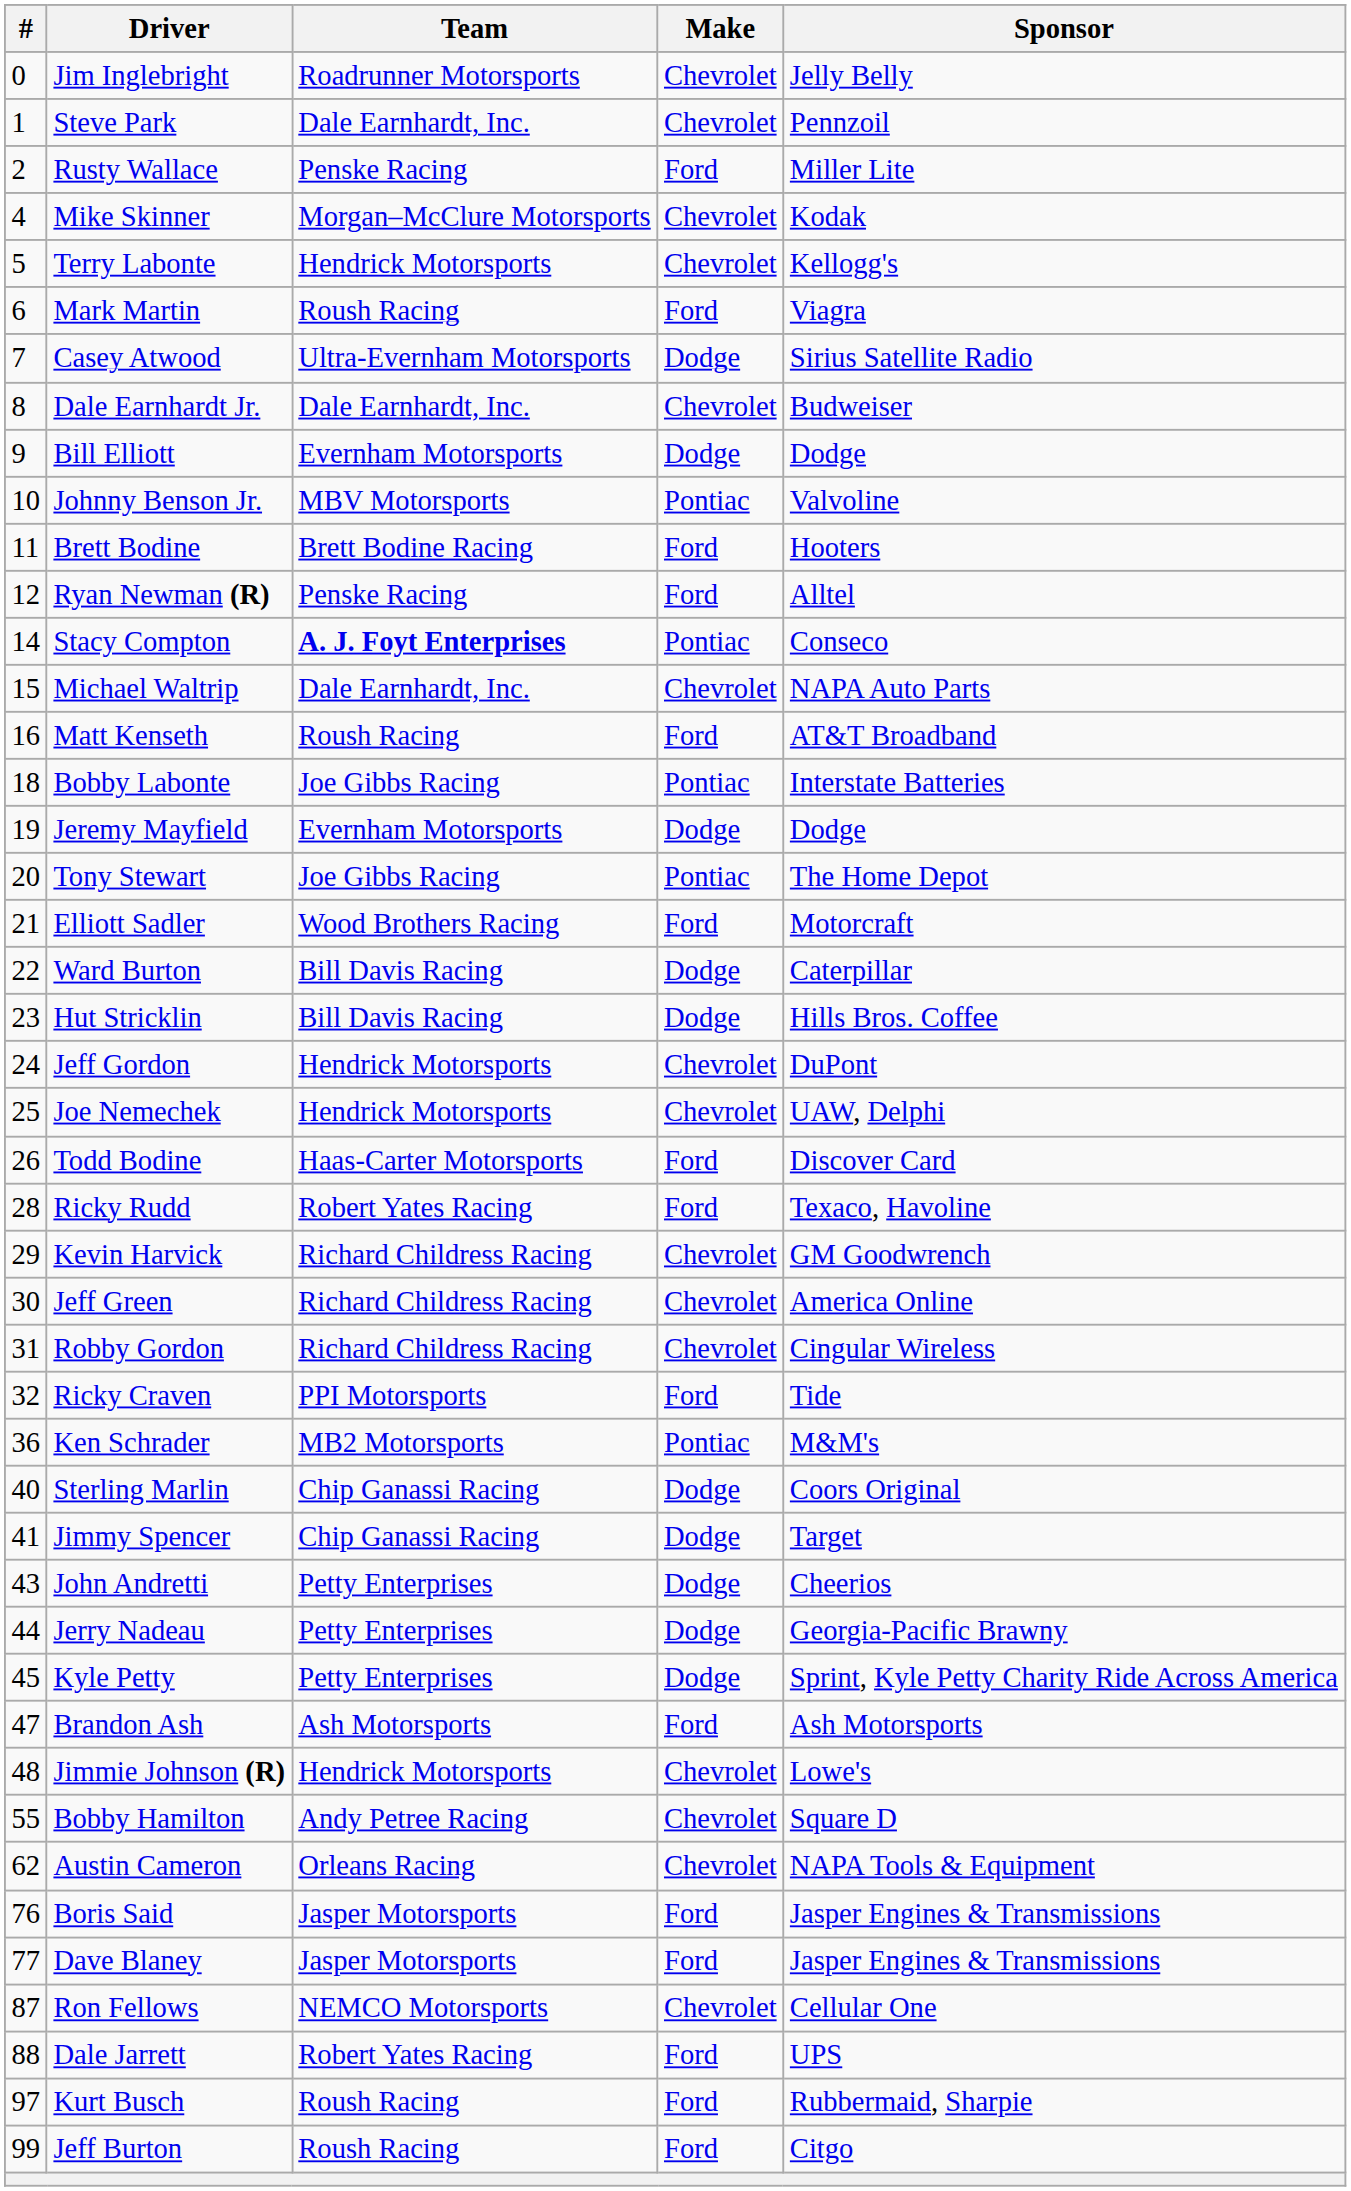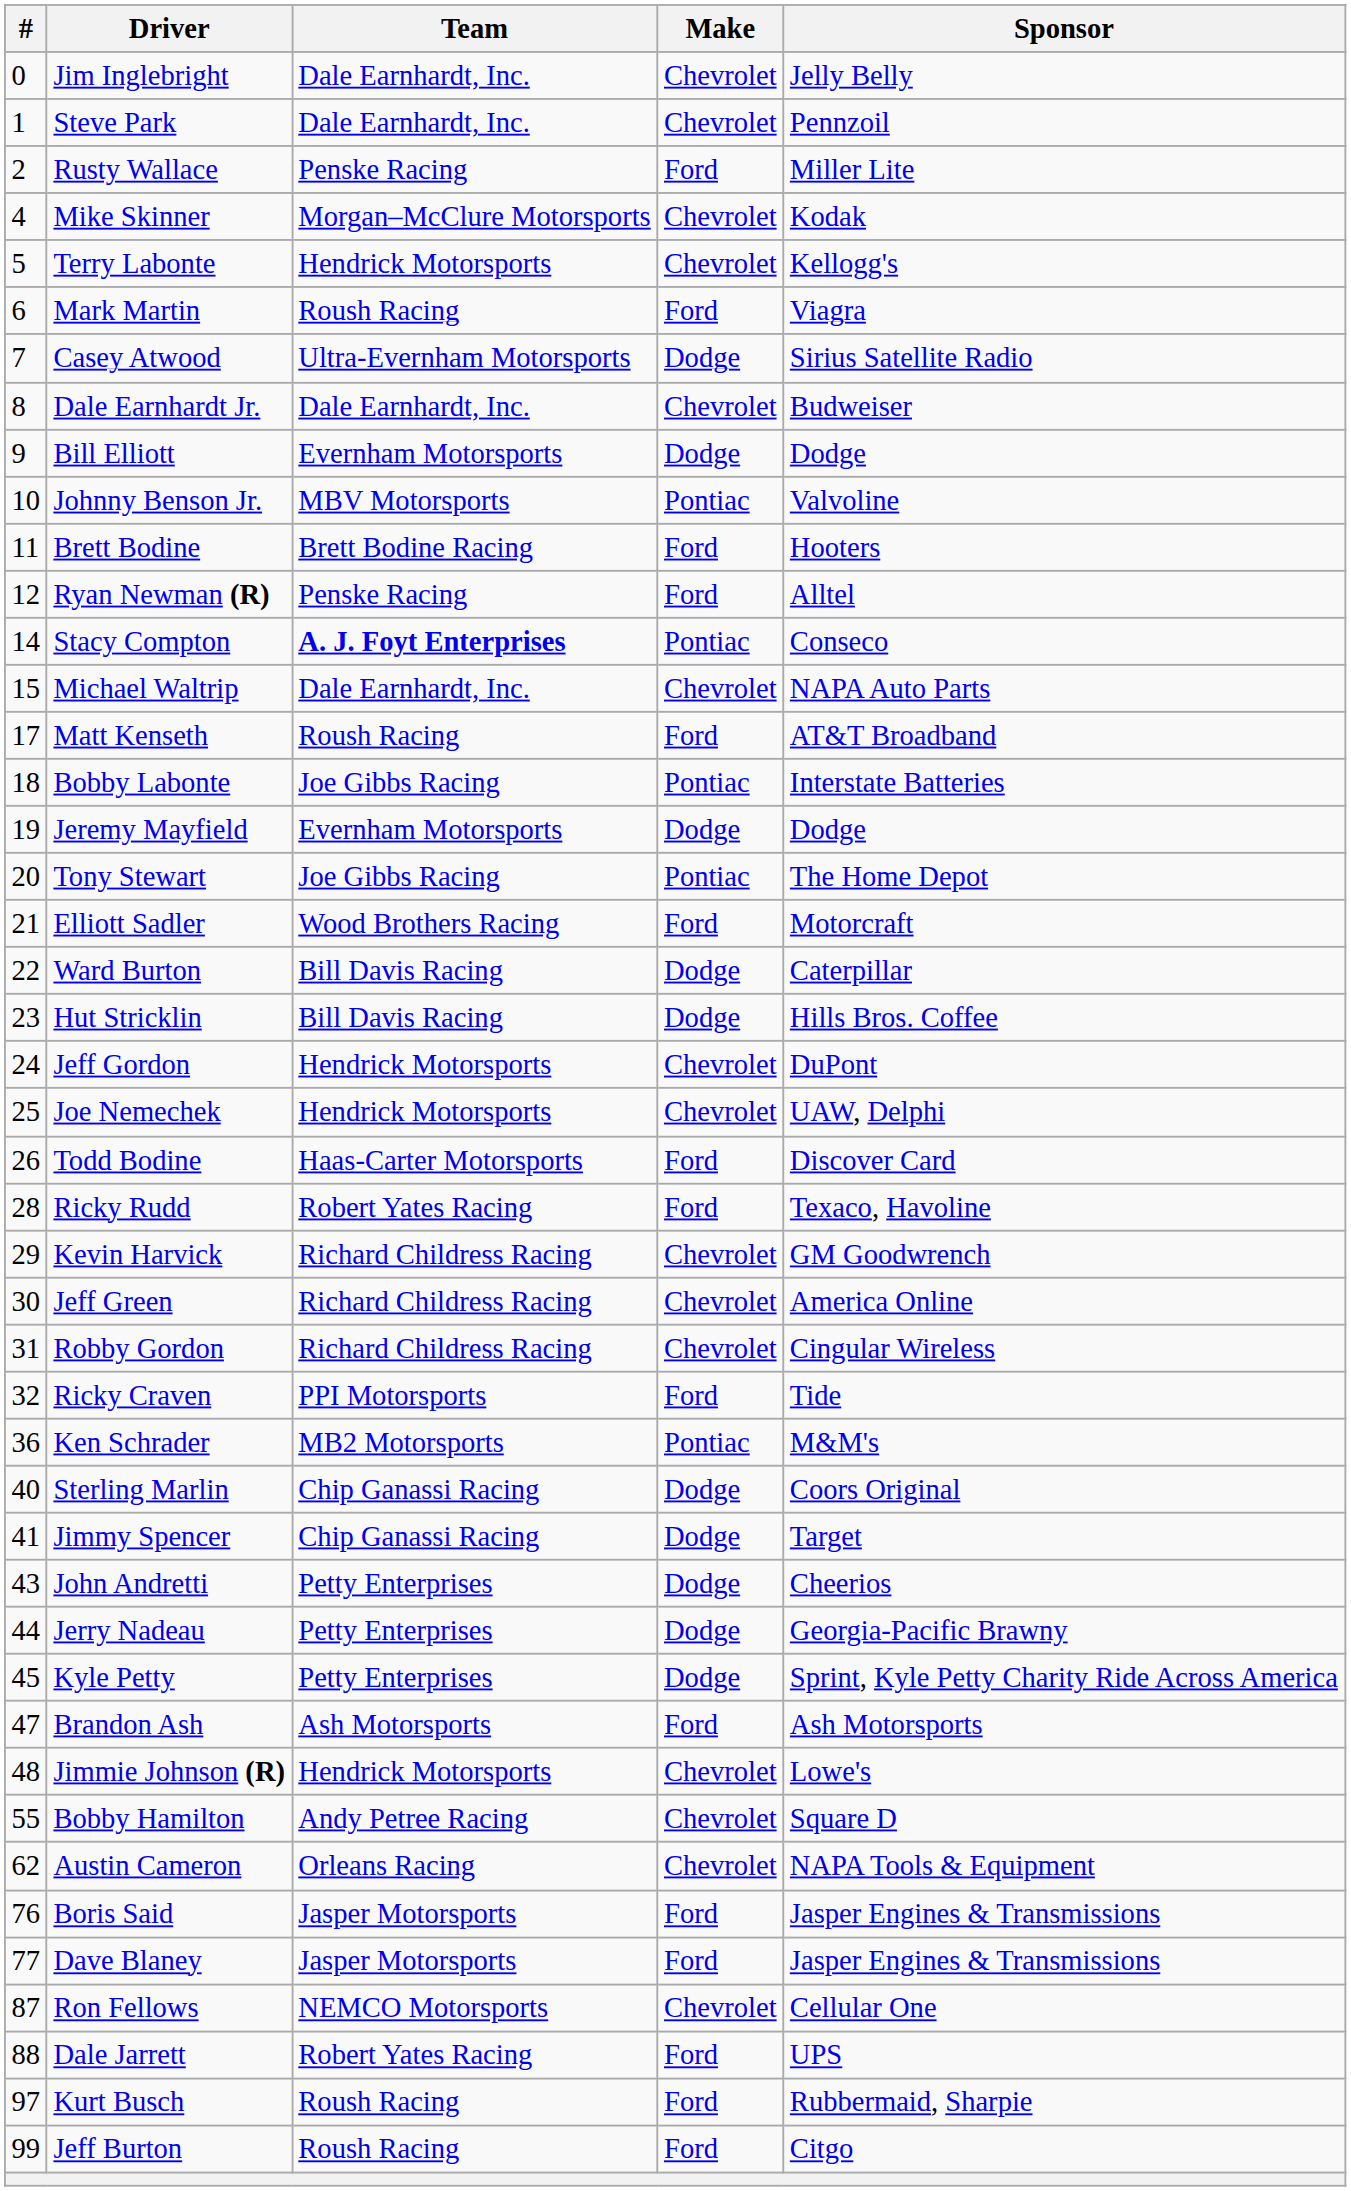(439, 75) Roadrunner Motorsports -> (414, 75) Dale Earnhardt, Inc.
(26, 735) 16 -> (26, 735) 17
